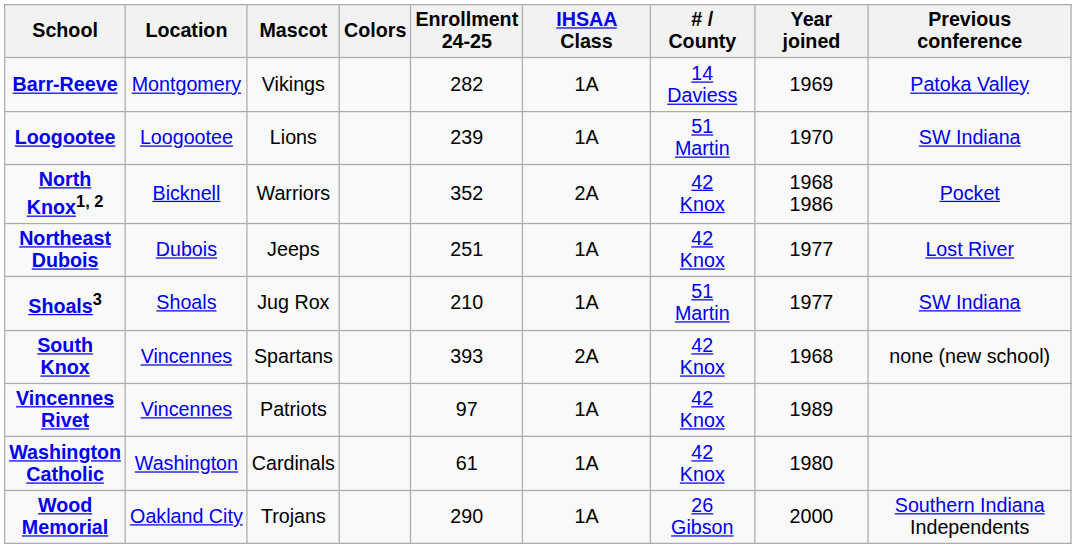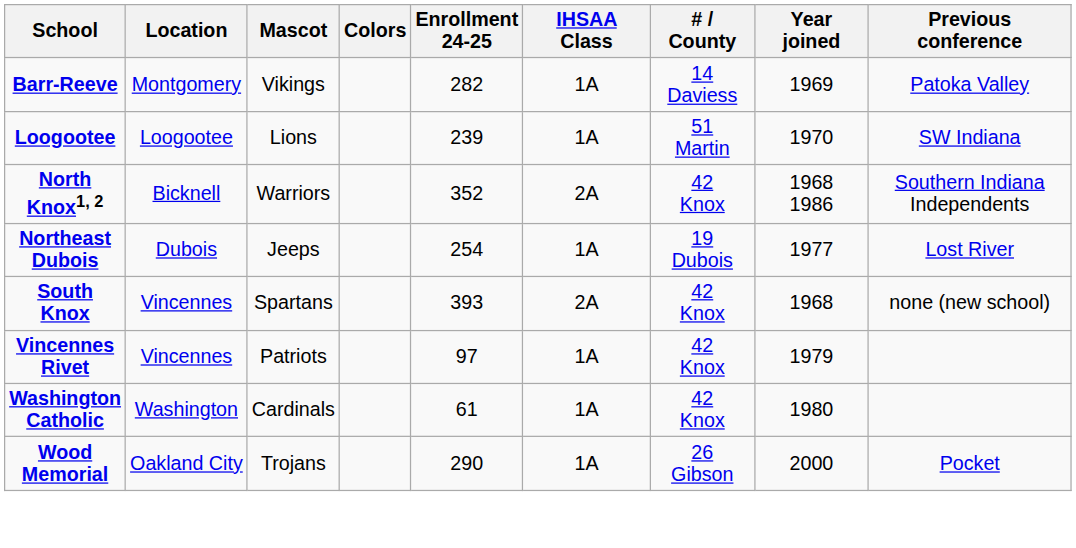(970, 193) Pocket -> (970, 193) Southern Indiana Independents
(467, 249) 251 -> (467, 249) 254
(702, 249) 42 Knox -> (702, 249) 19 Dubois
- row: (65, 303)
(811, 409) 1989 -> (811, 356) 1979
(970, 516) Southern Indiana Independents -> (970, 463) Pocket
